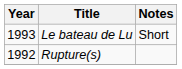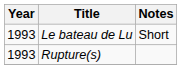(21, 54) 1992 -> (21, 54) 1993
